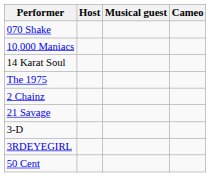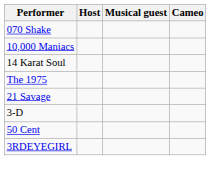- row: (26, 96)
rows swapped: (39, 146) <-> (23, 163)
